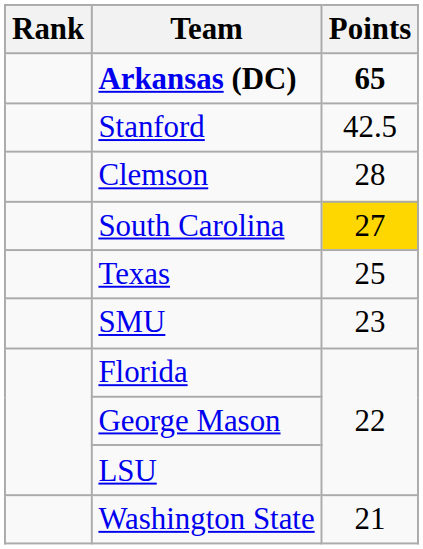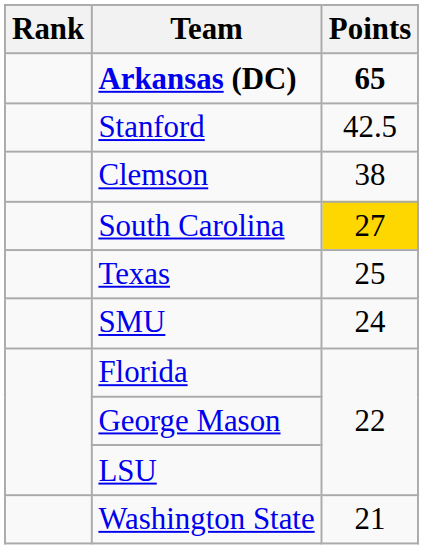(370, 175) 28 -> (370, 175) 38
(370, 322) 23 -> (370, 322) 24
